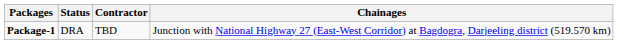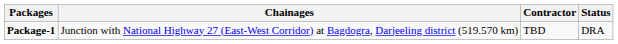columns swapped: (382, 13) <-> (75, 13)
